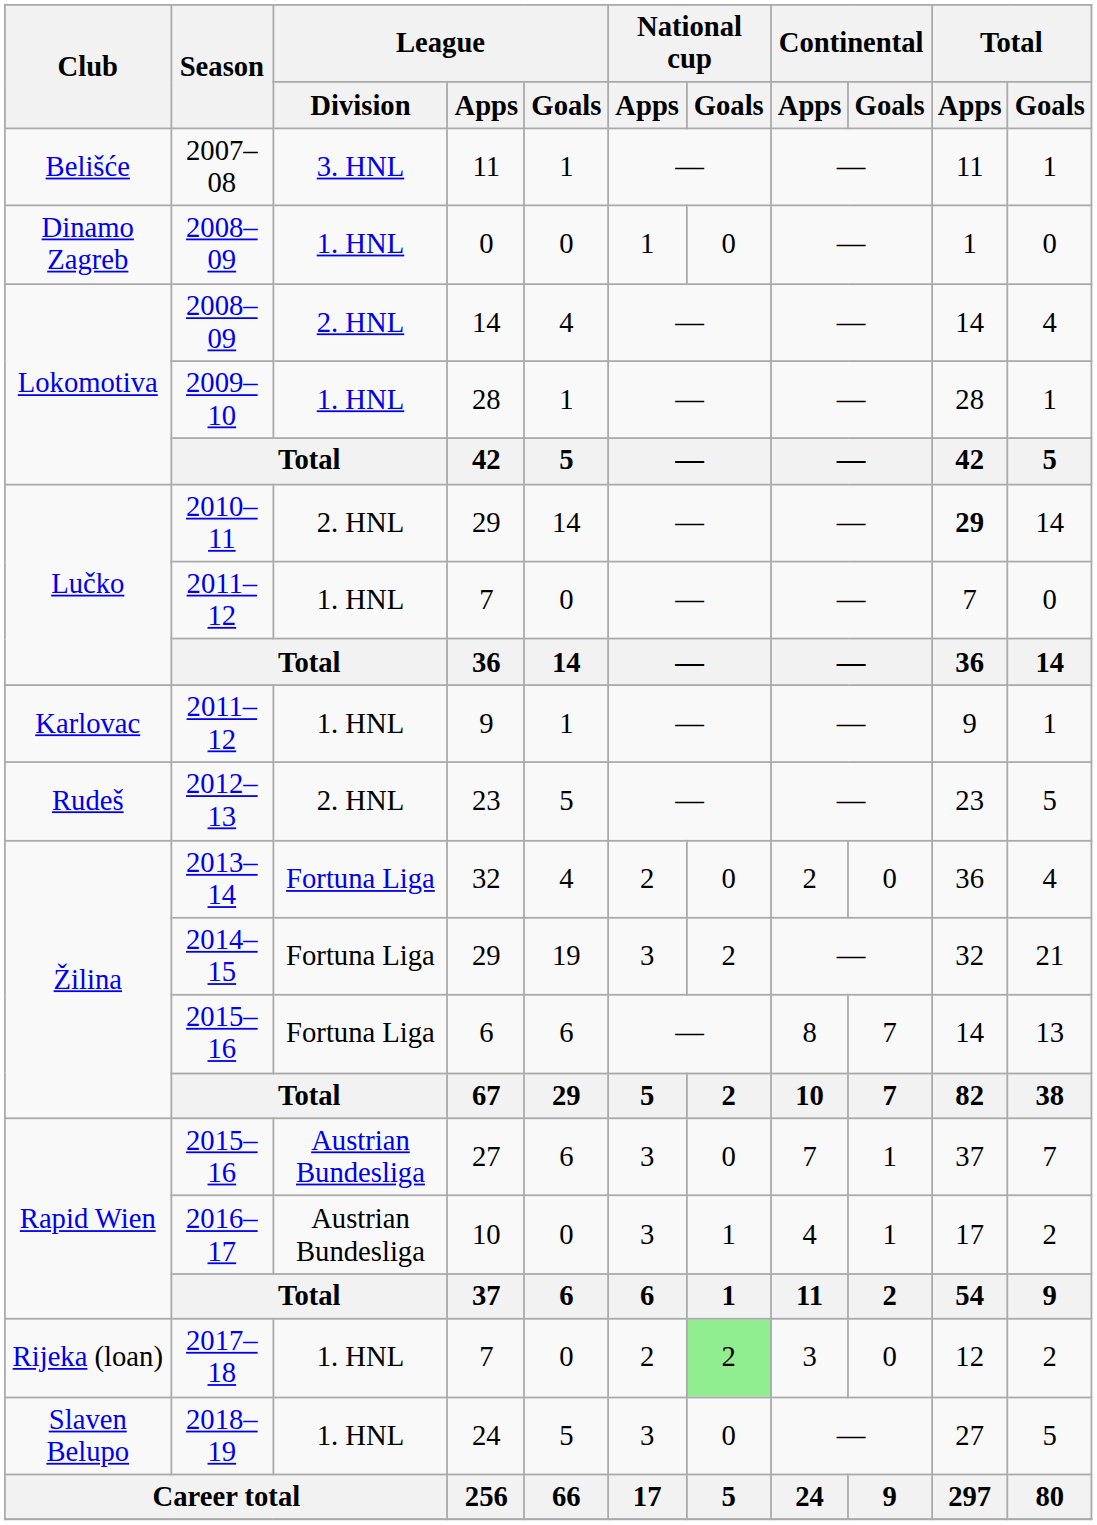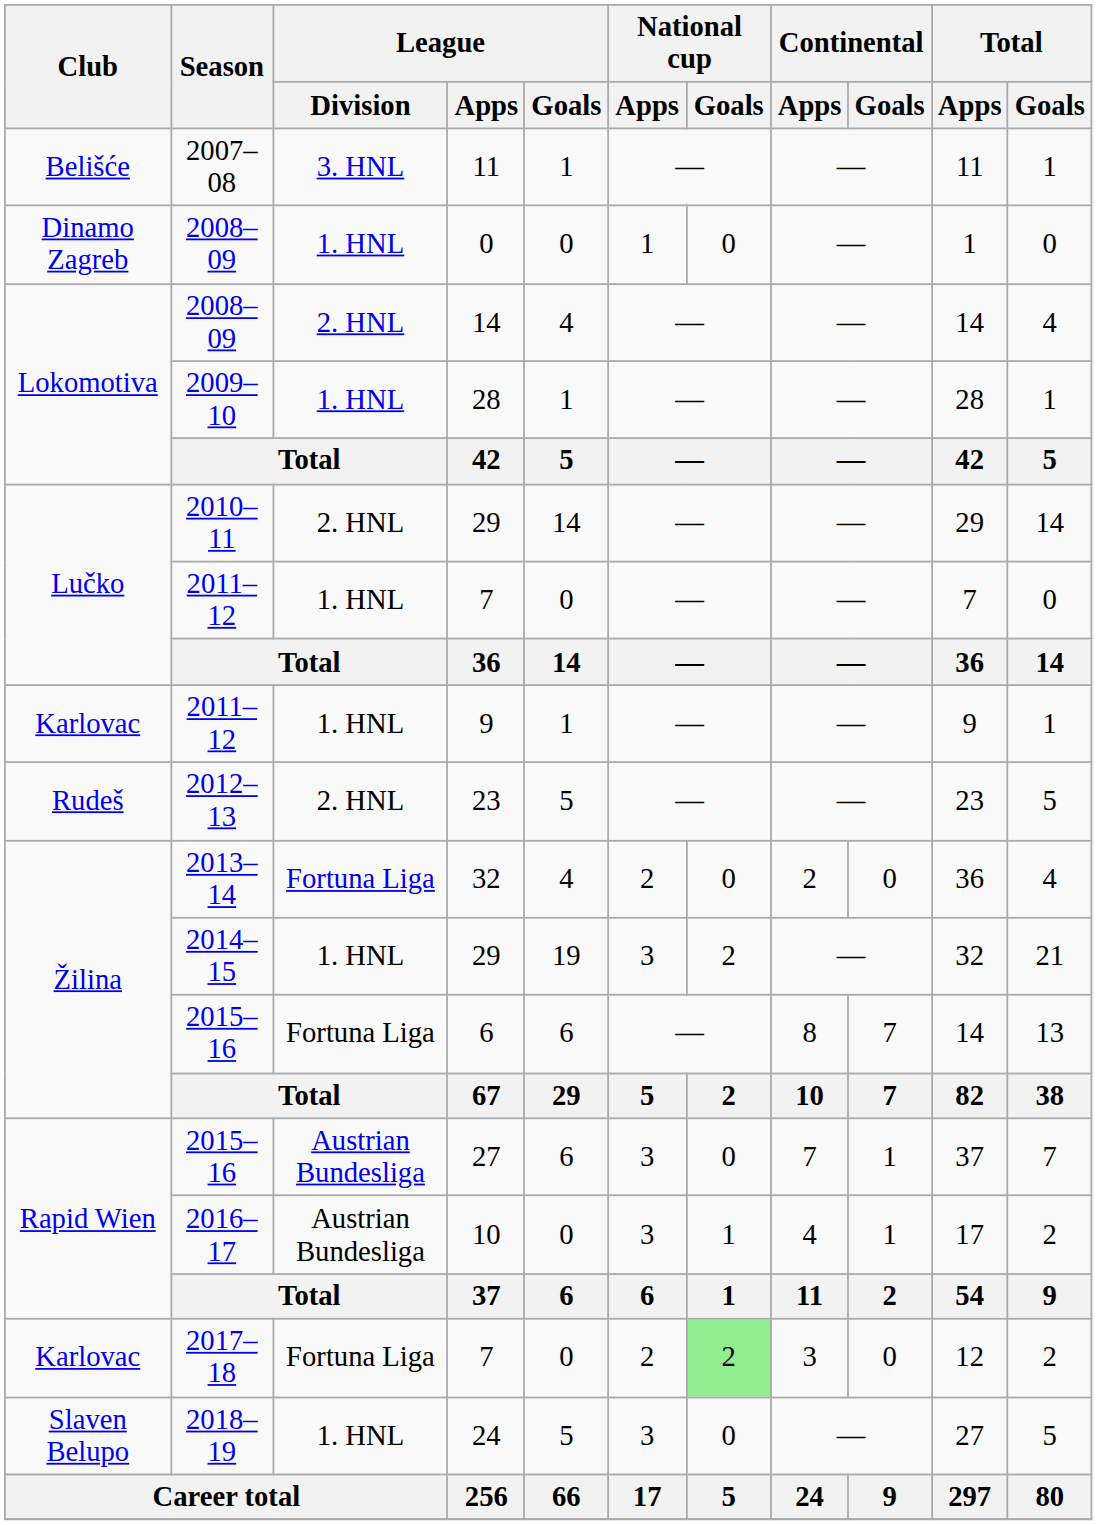(970, 522) bold -> (970, 522) normal
(360, 955) Fortuna Liga -> (360, 955) 1. HNL
(88, 1357) Rijeka (loan) -> (88, 1357) Karlovac
(360, 1357) 1. HNL -> (360, 1357) Fortuna Liga
